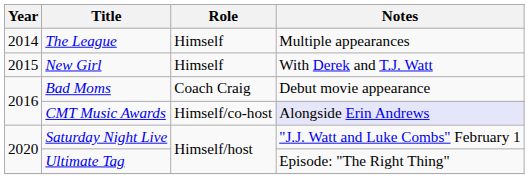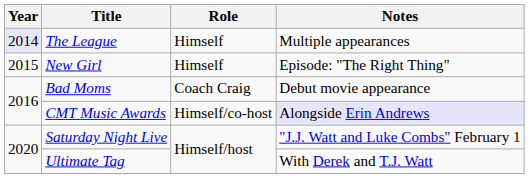(23, 40) no background -> (23, 40) lavender background
(356, 64) With Derek and T.J. Watt -> (364, 64) Episode: "The Right Thing"
(364, 161) Episode: "The Right Thing" -> (356, 161) With Derek and T.J. Watt
